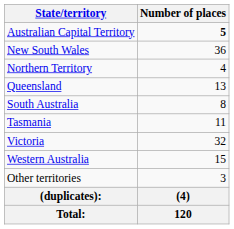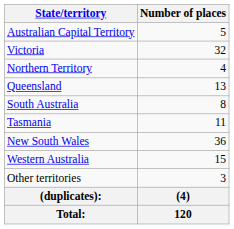(223, 31) bold -> (223, 31) normal
rows swapped: (48, 50) <-> (26, 141)
